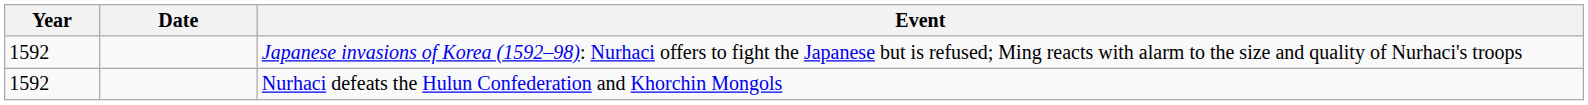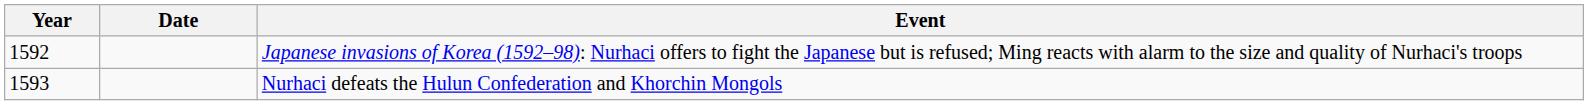(29, 83) 1592 -> (29, 83) 1593
